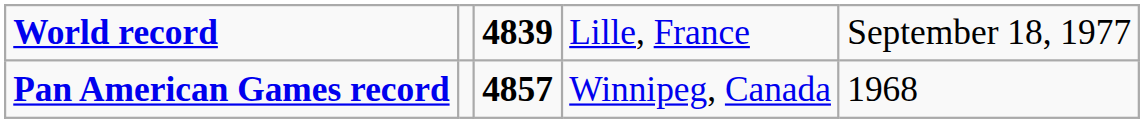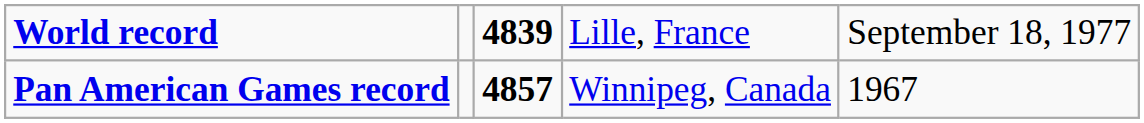(883, 88) 1968 -> (883, 88) 1967
